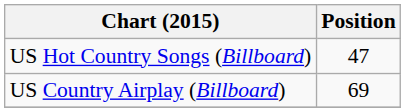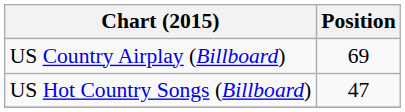rows swapped: (148, 90) <-> (160, 55)
